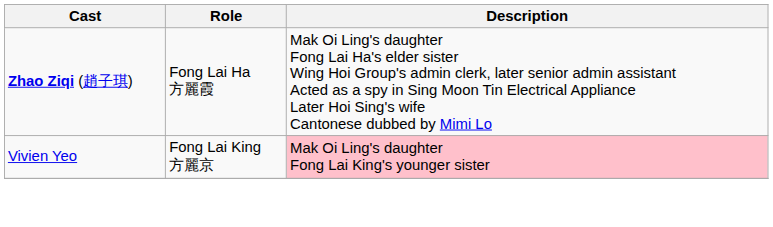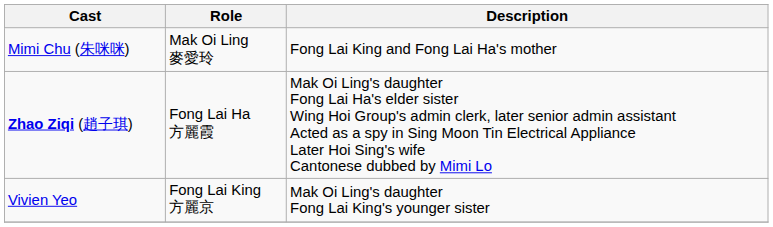+ row: (69, 49)
(390, 156) pink background -> (390, 200) no background
